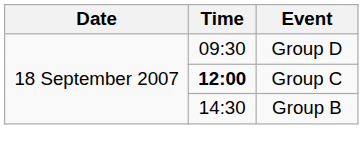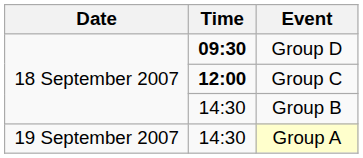(222, 49) normal -> (222, 49) bold
+ row: (307, 138)
